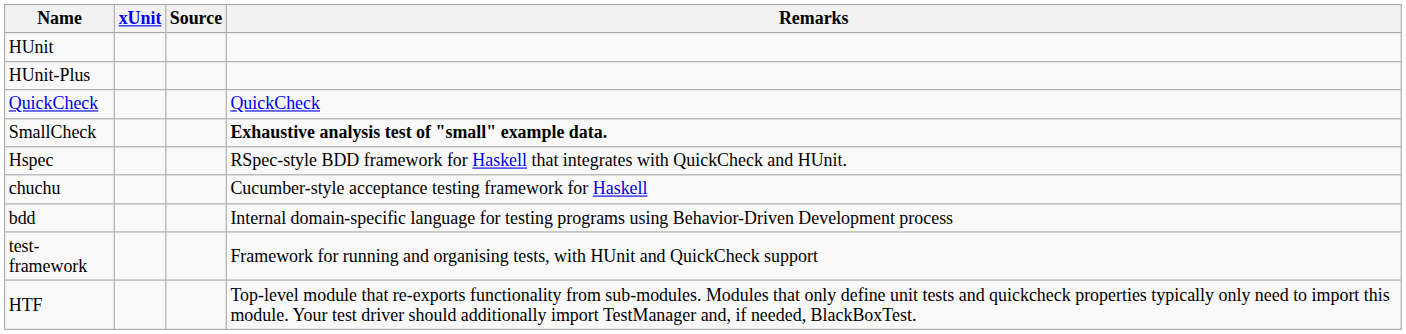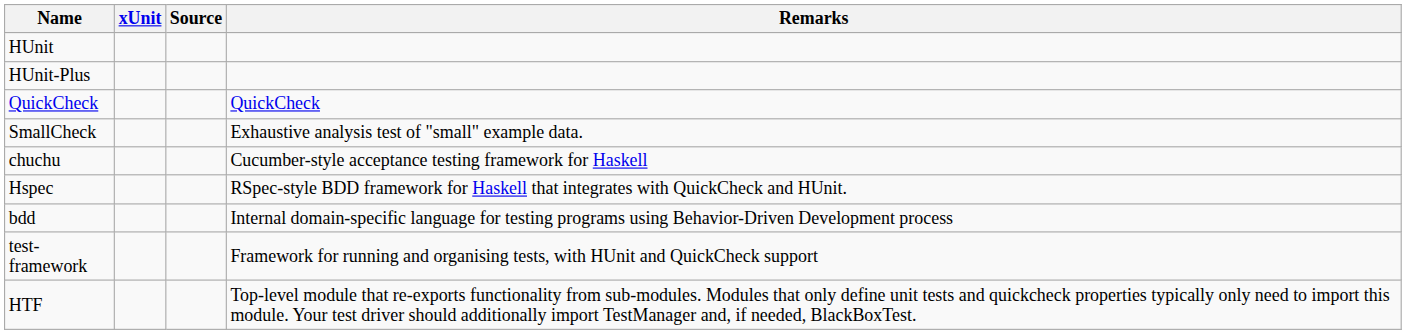(419, 132) bold -> (407, 132) normal
rows swapped: (31, 160) <-> (35, 189)
